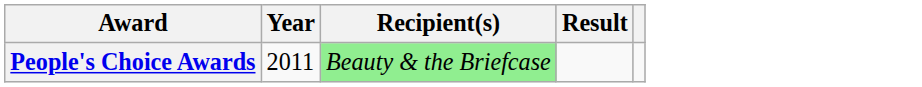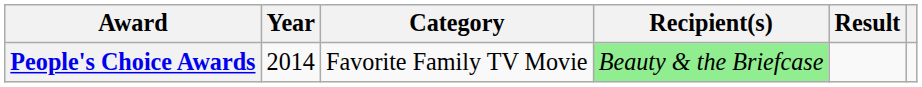+ column: (457, 23)
(290, 61) 2011 -> (291, 61) 2014
